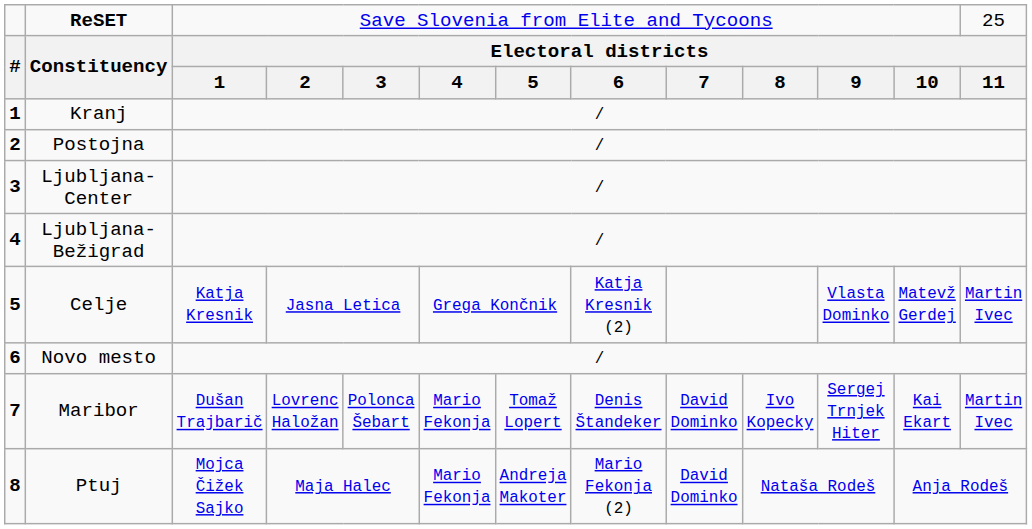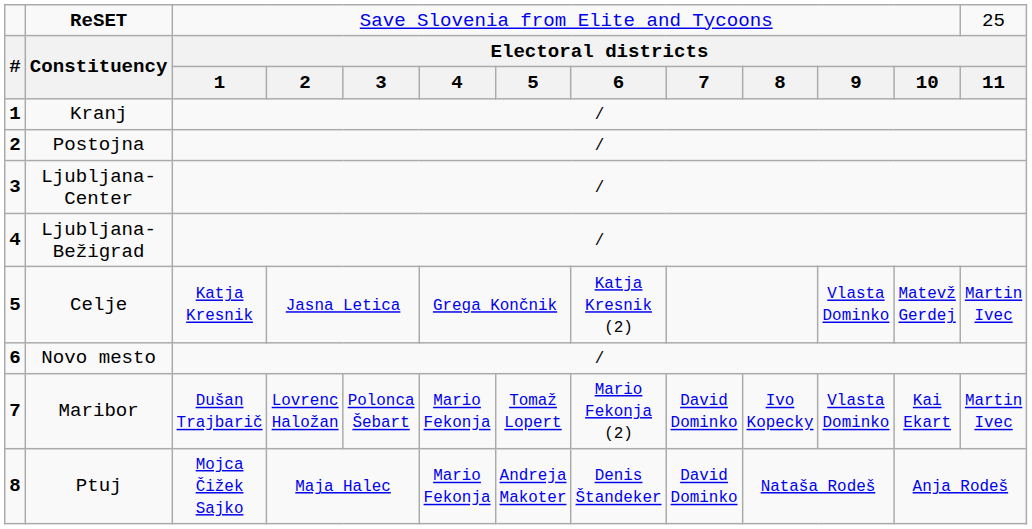(619, 411) Denis Štandeker -> (619, 412) Mario Fekonja (2)
(856, 411) Sergej Trnjek Hiter -> (856, 411) Vlasta Dominko
(619, 487) Mario Fekonja (2) -> (619, 486) Denis Štandeker
